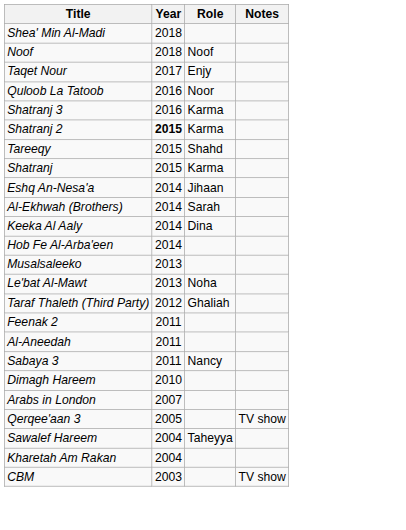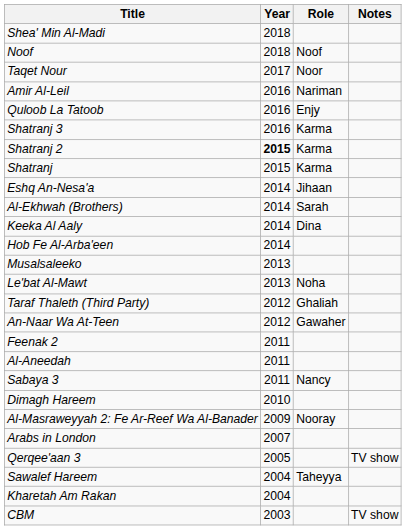(199, 71) Enjy -> (309, 71) Noor
+ row: (38, 91)
(201, 91) Noor -> (308, 110) Enjy
- row: (29, 149)
+ row: (63, 322)
+ row: (133, 419)
